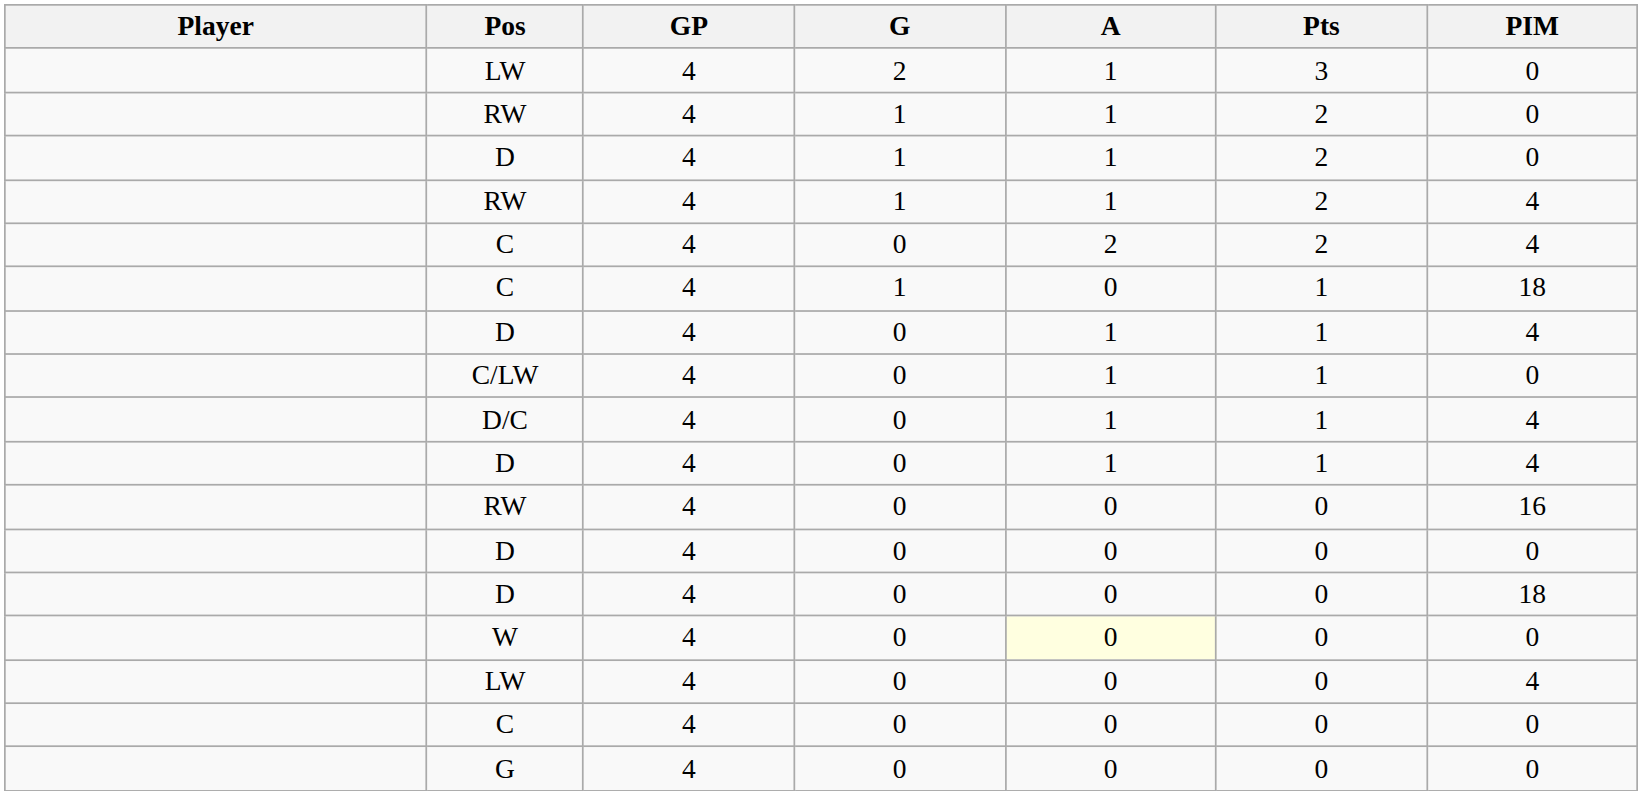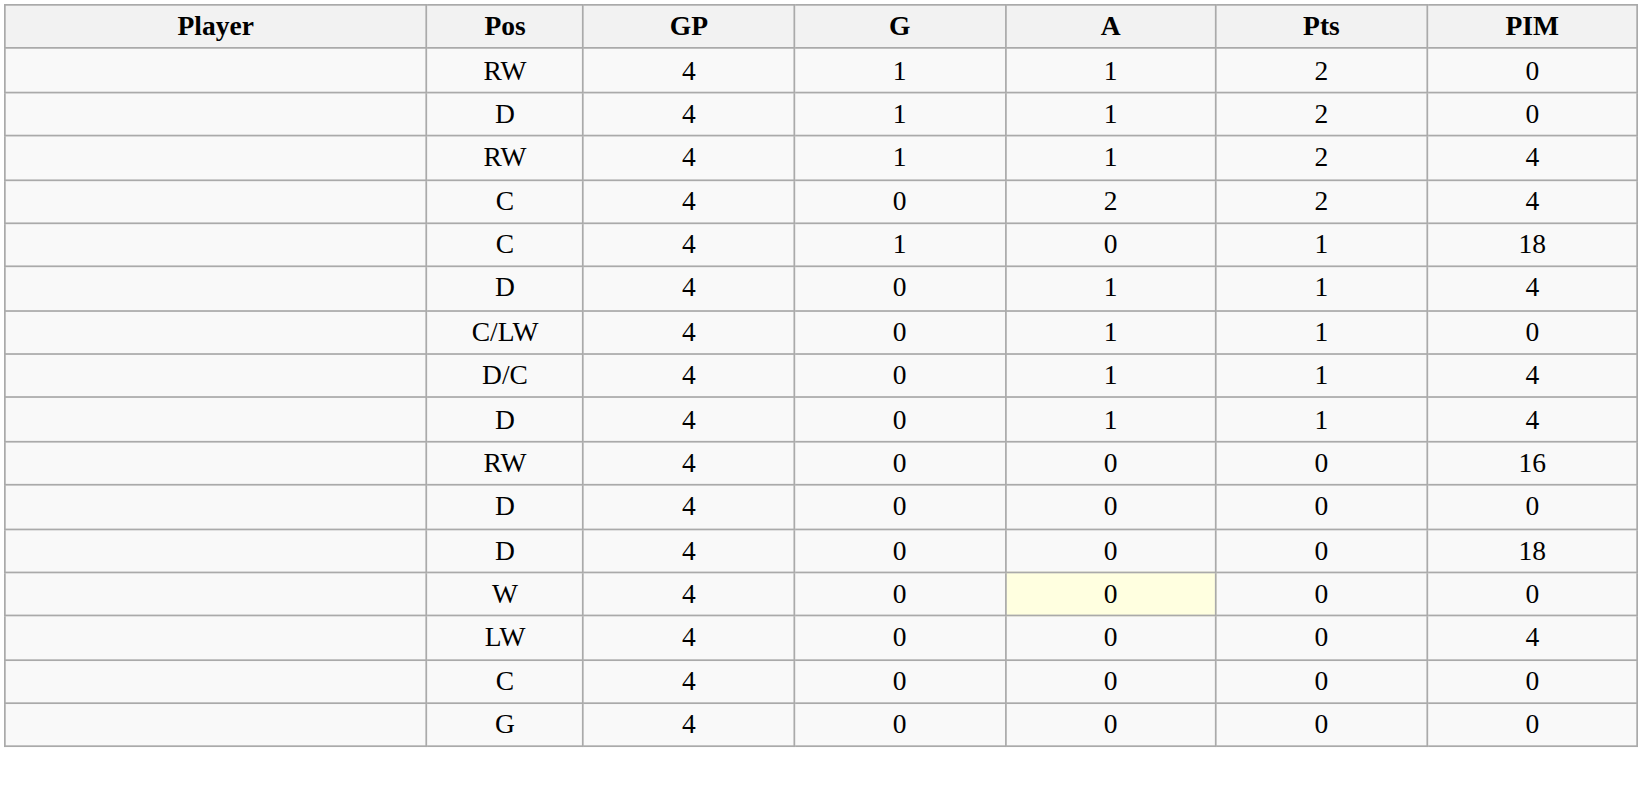- row: (505, 69)
